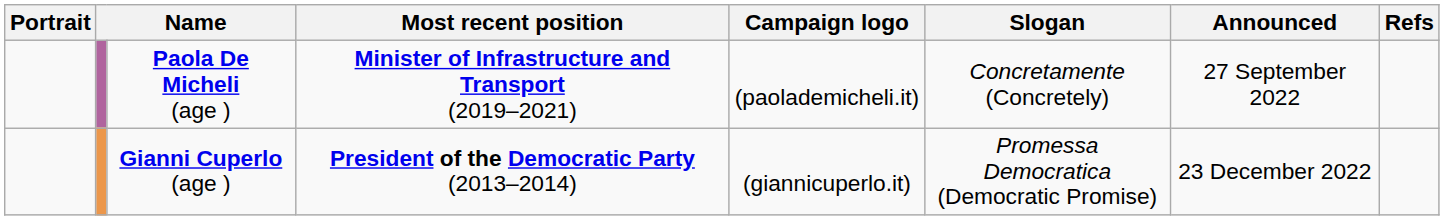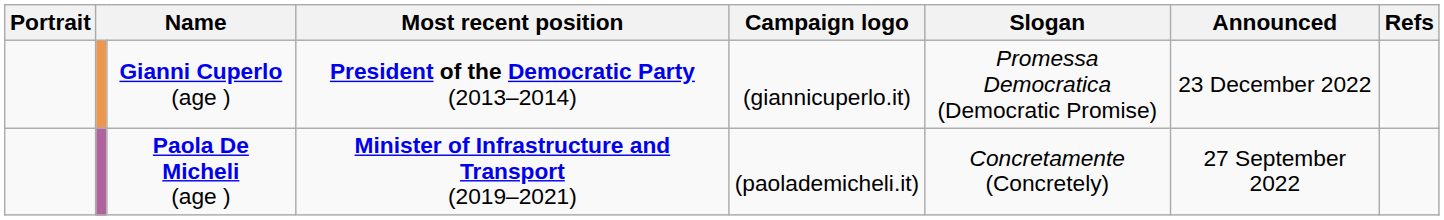rows swapped: (201, 171) <-> (201, 84)
